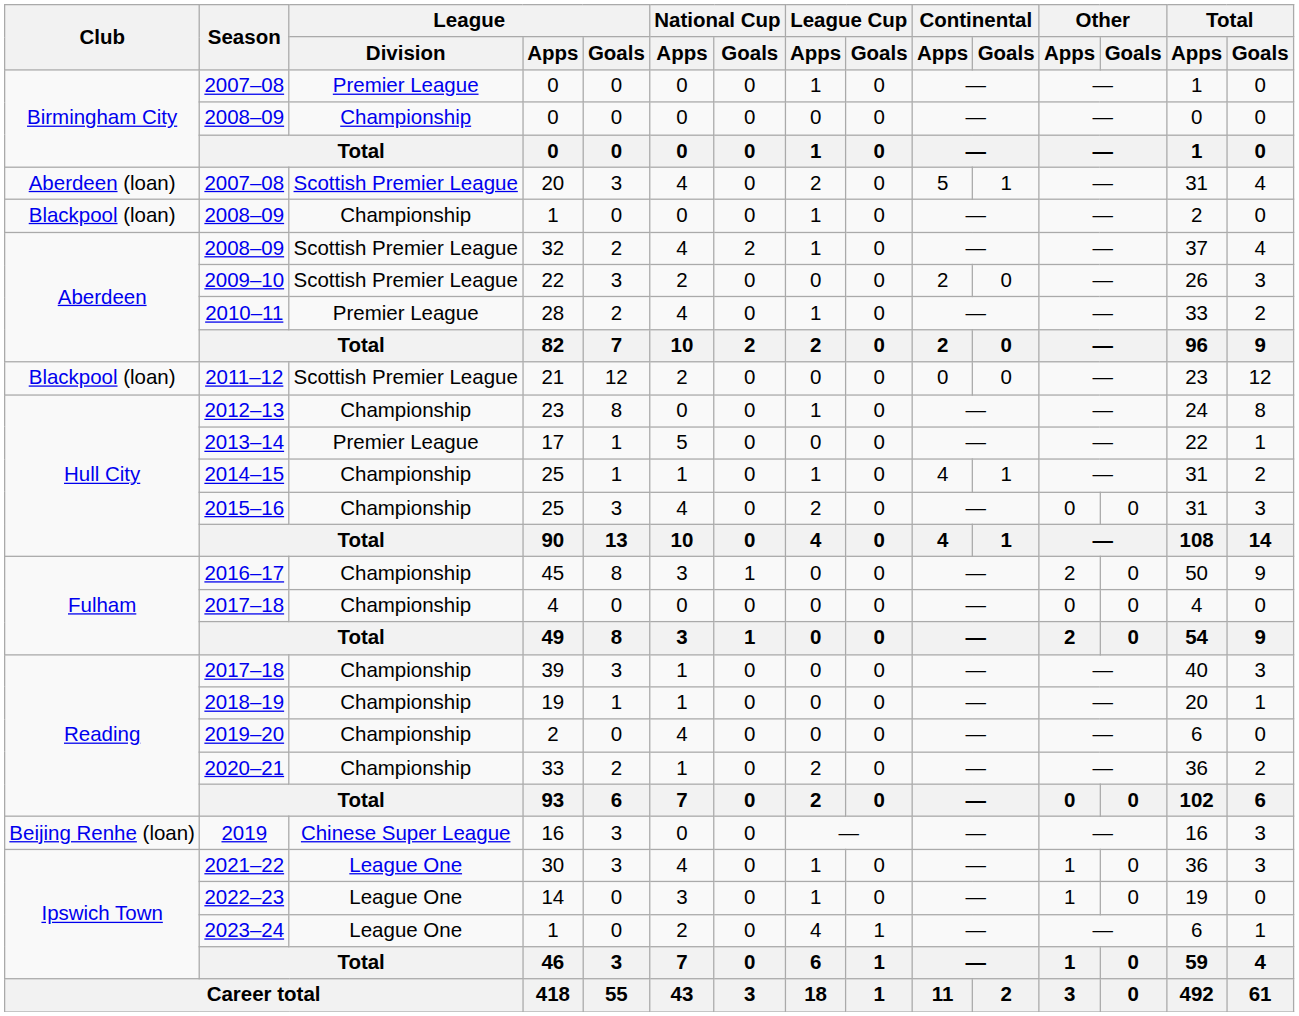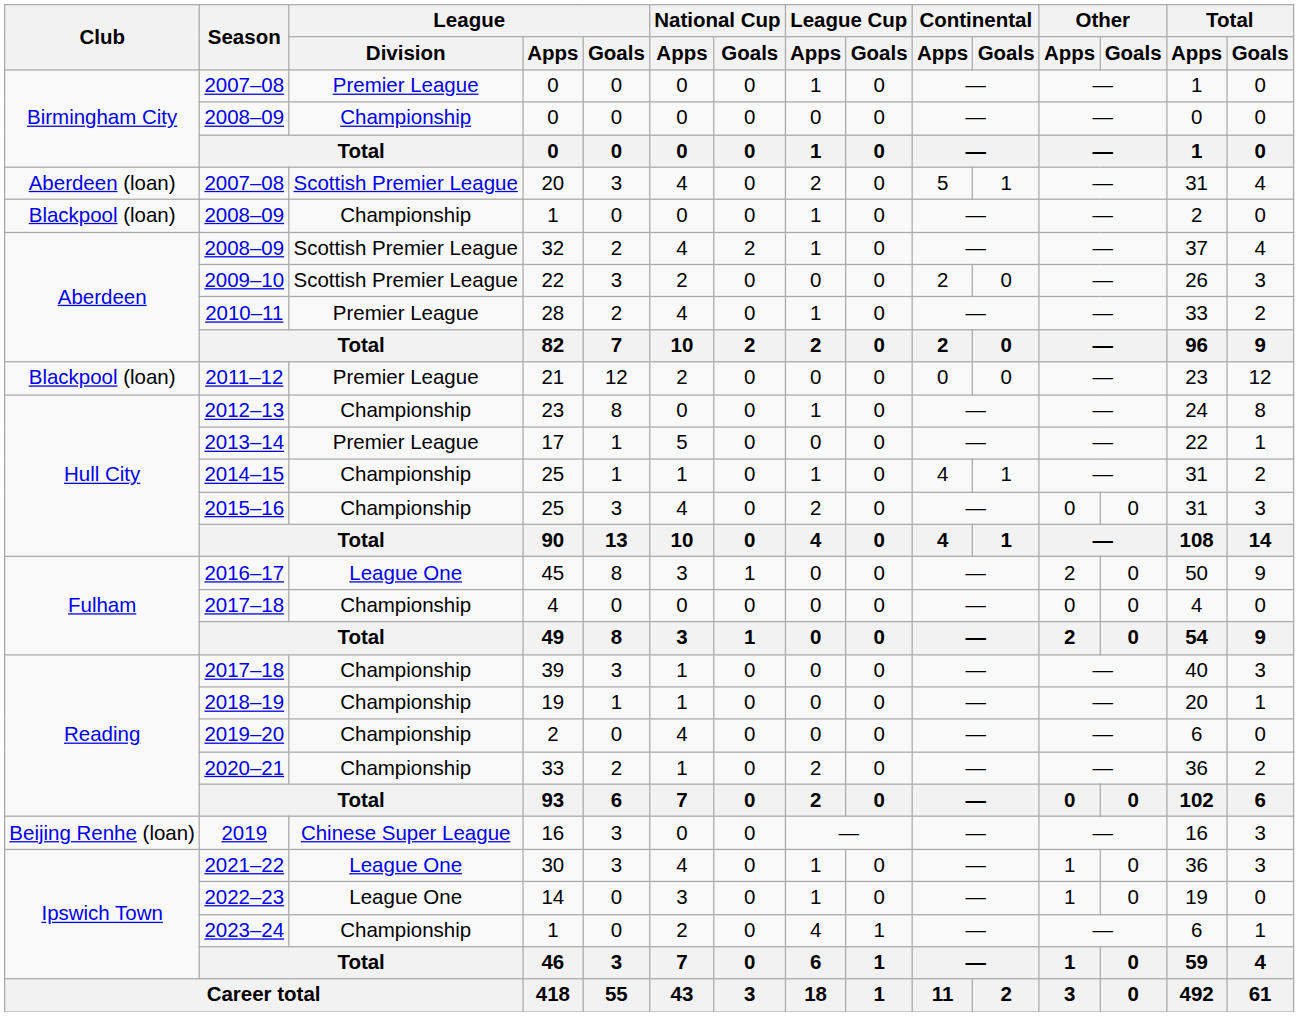(406, 378) Scottish Premier League -> (406, 378) Premier League
(406, 572) Championship -> (406, 572) League One
(406, 930) League One -> (406, 930) Championship
